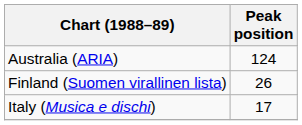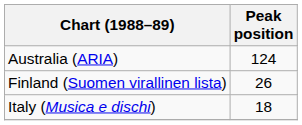(264, 107) 17 -> (264, 107) 18
